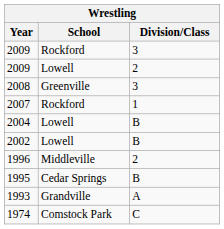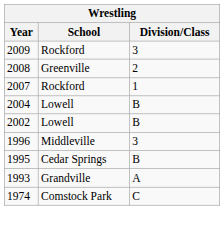- row: (19, 68)
(135, 86) 3 -> (135, 68) 2
(135, 159) 2 -> (135, 141) 3
